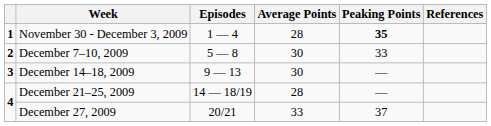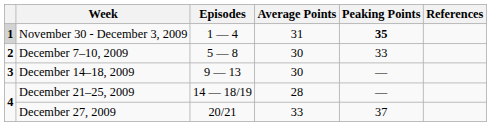(10, 33) no background -> (10, 33) lightgrey background
(297, 33) 28 -> (297, 33) 31
